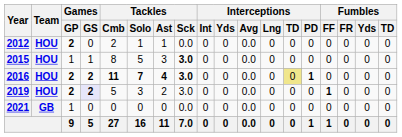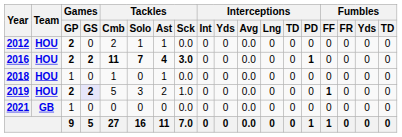- row: (18, 60)
(293, 76) khaki background -> (293, 60) no background
+ row: (18, 76)
(186, 92) 3.0 -> (186, 92) 1.0
